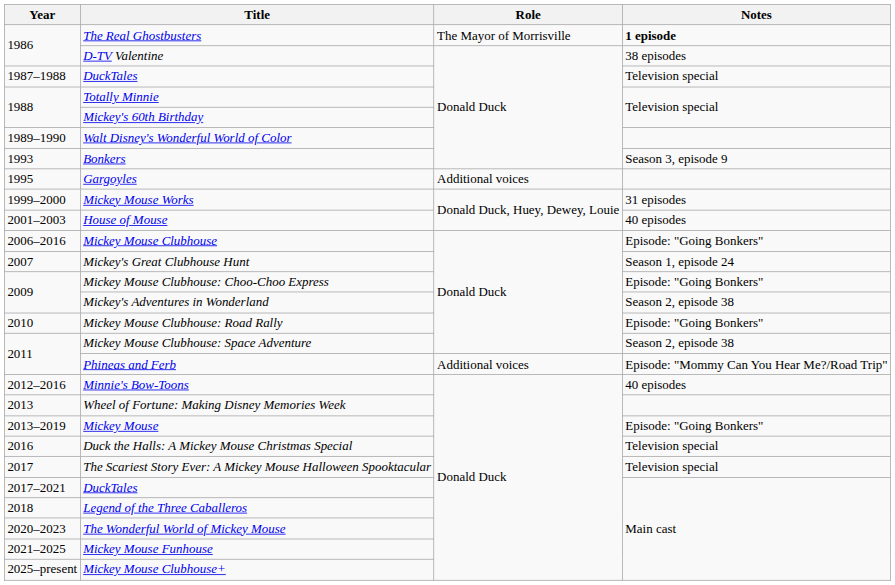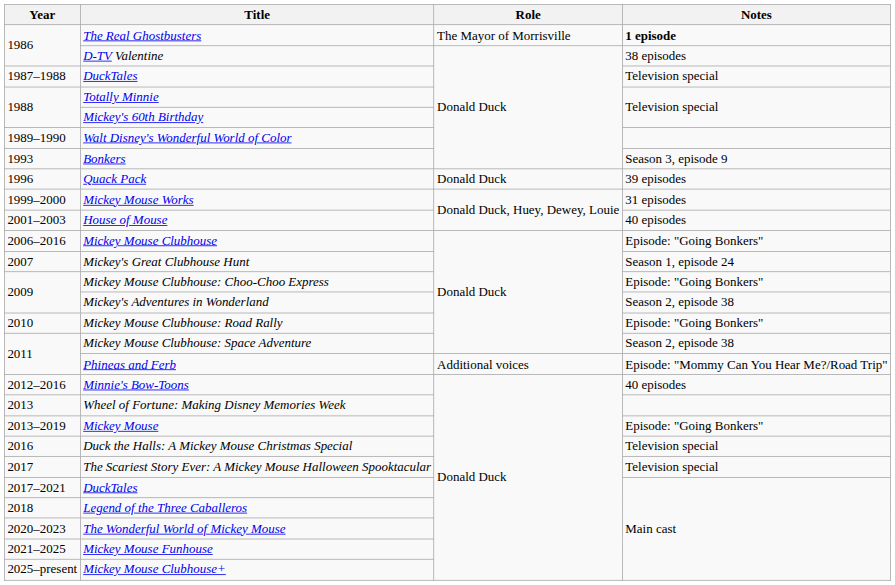- row: (20, 179)
+ row: (20, 179)
